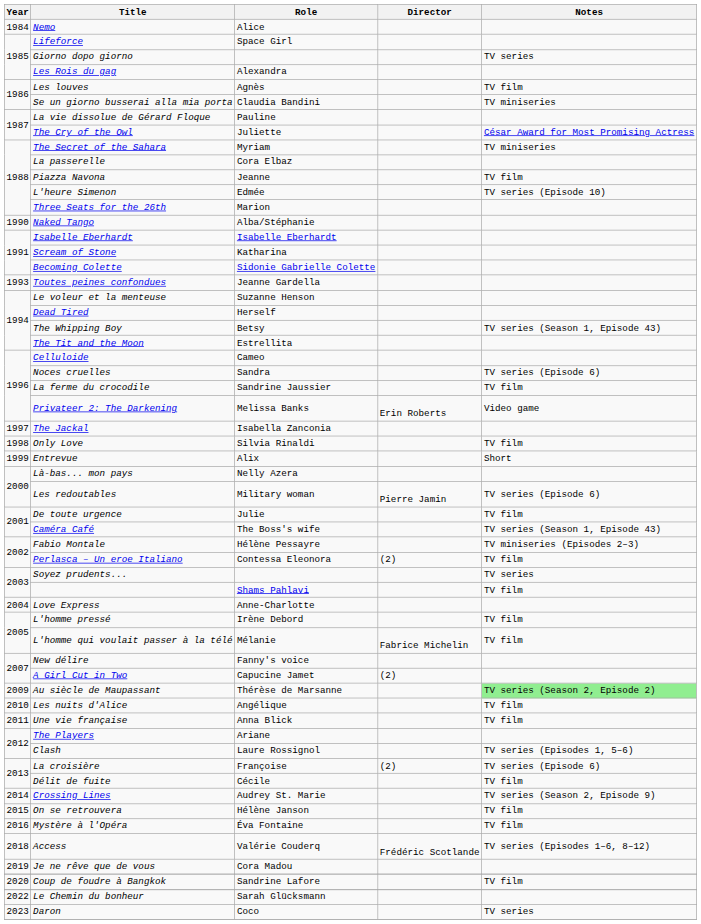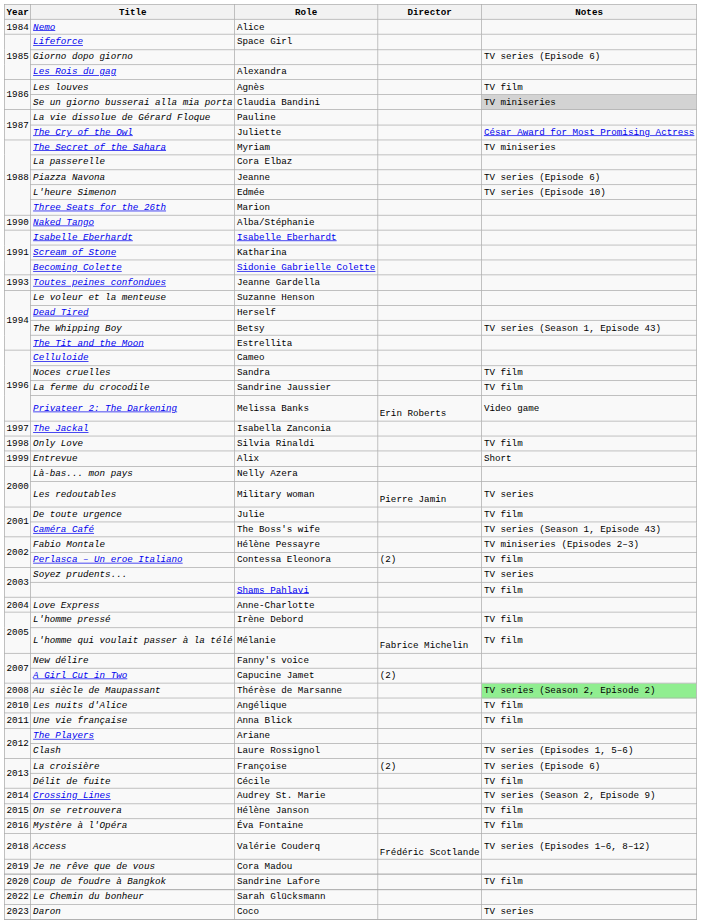(509, 57) TV series -> (542, 57) TV series (Episode 6)
(520, 102) no background -> (520, 102) lightgrey background
(503, 177) TV film -> (542, 177) TV series (Episode 6)
(542, 373) TV series (Episode 6) -> (503, 373) TV film
(542, 494) TV series (Episode 6) -> (509, 494) TV series
(18, 691) 2009 -> (18, 691) 2008
